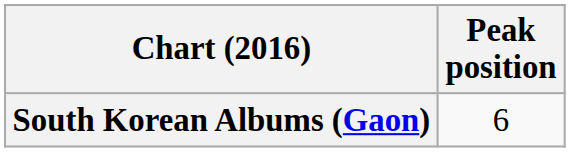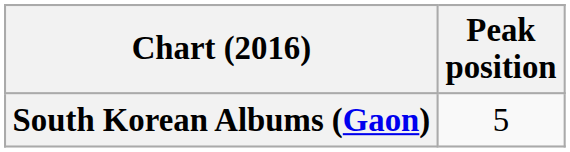(501, 119) 6 -> (501, 119) 5
